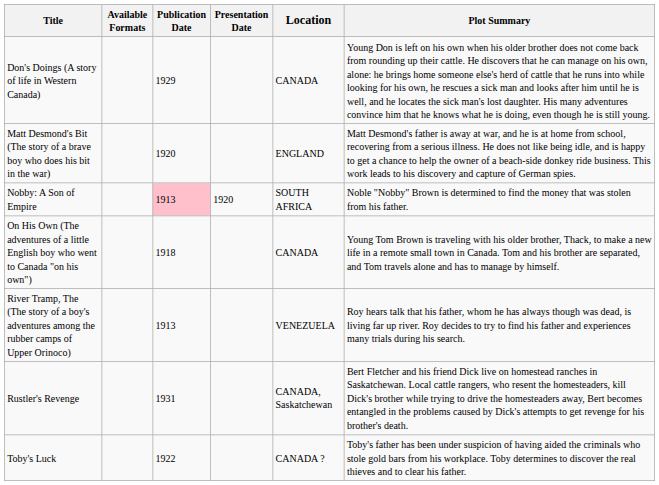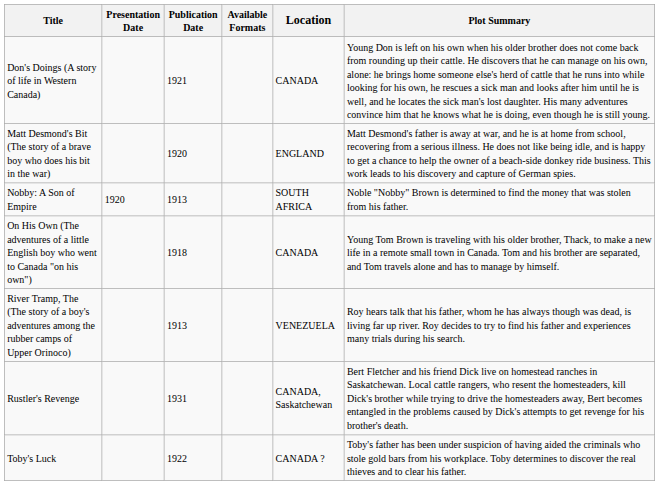columns swapped: (127, 21) <-> (242, 21)
(166, 81) 1929 -> (177, 81) 1921
(166, 200) pink background -> (177, 200) no background
